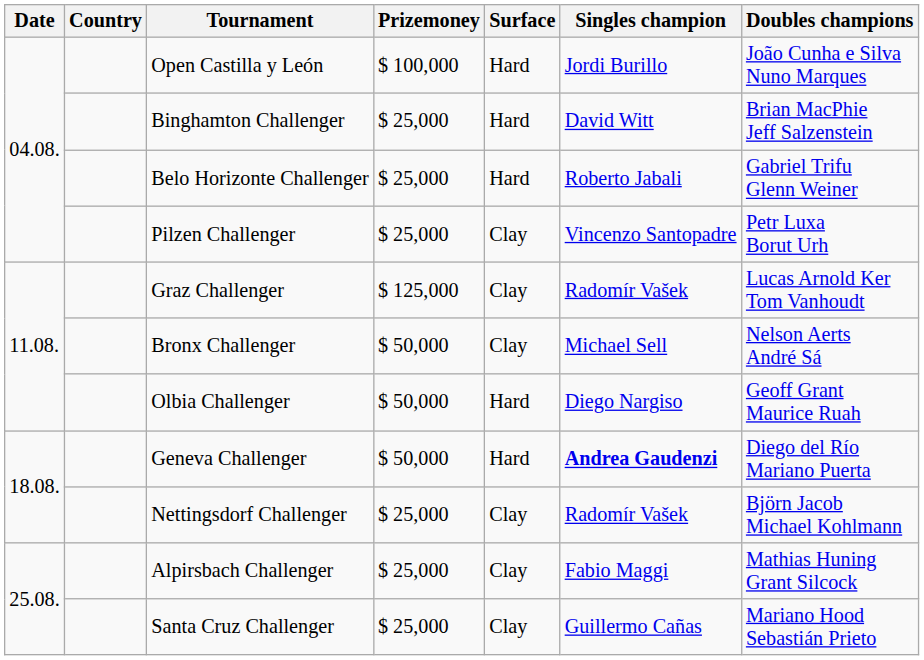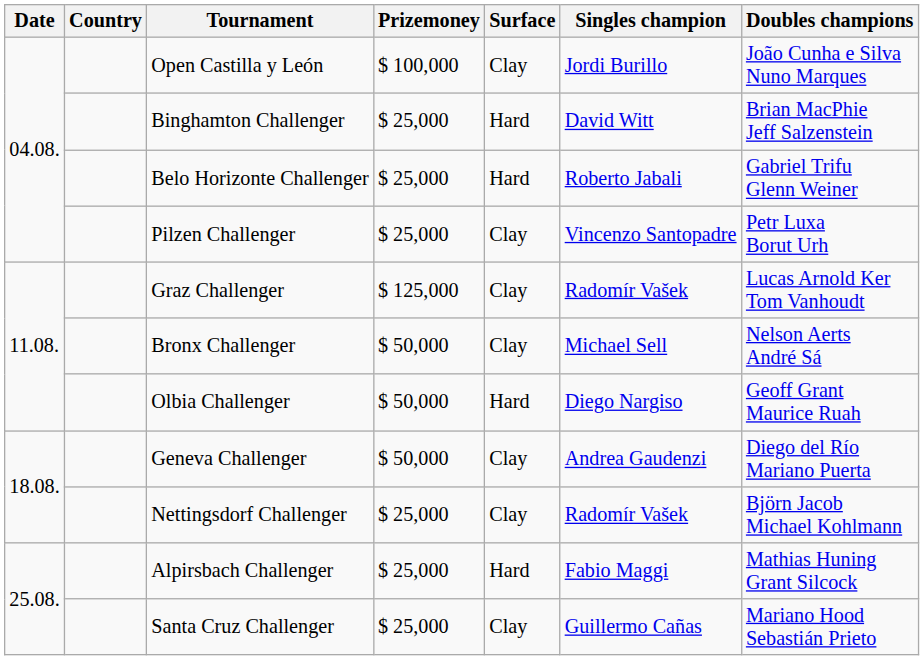(509, 64) Hard -> (508, 64) Clay
(509, 457) Hard -> (508, 457) Clay
(641, 457) bold -> (636, 457) normal
(508, 570) Clay -> (509, 570) Hard
